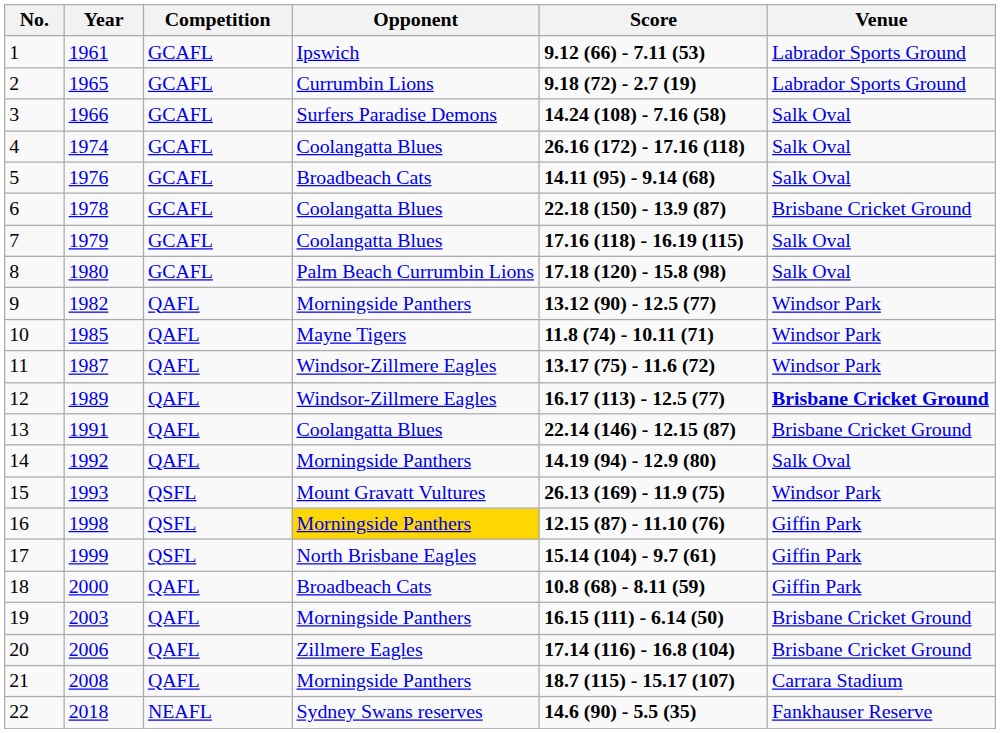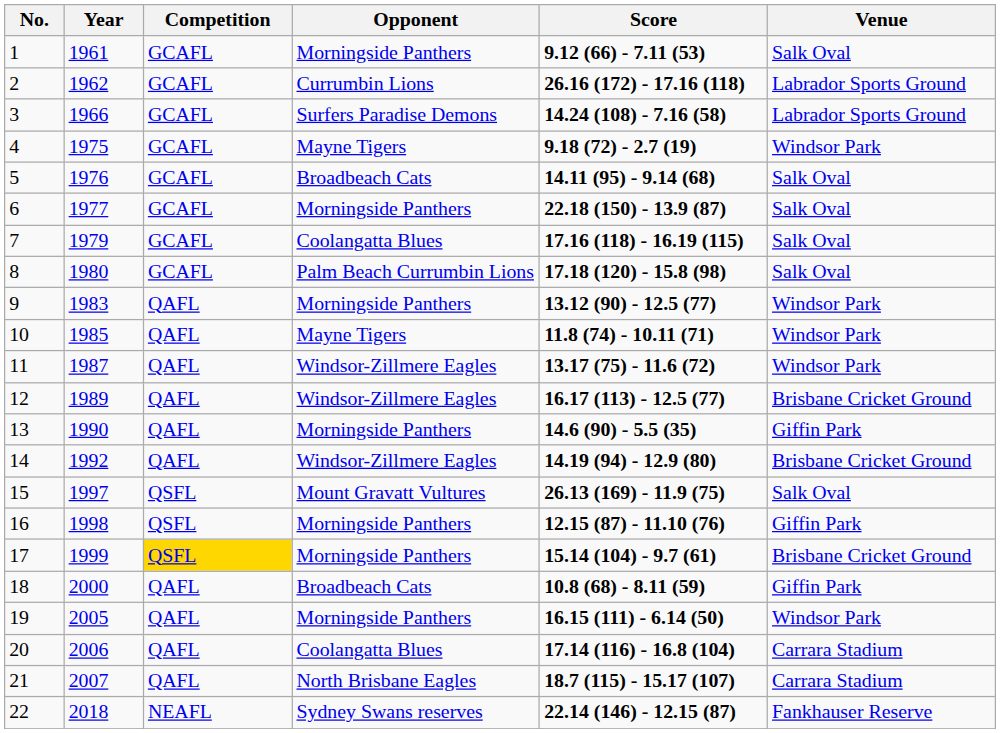(328, 51) Ipswich -> (384, 51) Morningside Panthers
(869, 51) Labrador Sports Ground -> (811, 51) Salk Oval
(88, 83) 1965 -> (88, 83) 1962
(620, 83) 9.18 (72) - 2.7 (19) -> (644, 83) 26.16 (172) - 17.16 (118)
(811, 114) Salk Oval -> (869, 114) Labrador Sports Ground
(88, 146) 1974 -> (88, 146) 1975
(369, 146) Coolangatta Blues -> (351, 146) Mayne Tigers
(644, 146) 26.16 (172) - 17.16 (118) -> (620, 146) 9.18 (72) - 2.7 (19)
(811, 146) Salk Oval -> (826, 146) Windsor Park
(88, 209) 1978 -> (88, 209) 1977
(369, 209) Coolangatta Blues -> (384, 209) Morningside Panthers
(872, 209) Brisbane Cricket Ground -> (811, 209) Salk Oval
(88, 303) 1982 -> (88, 303) 1983
(880, 397) bold -> (872, 397) normal
(88, 429) 1991 -> (88, 429) 1990
(369, 429) Coolangatta Blues -> (384, 429) Morningside Panthers
(640, 429) 22.14 (146) - 12.15 (87) -> (620, 429) 14.6 (90) - 5.5 (35)
(872, 429) Brisbane Cricket Ground -> (817, 429) Giffin Park
(384, 460) Morningside Panthers -> (396, 460) Windsor-Zillmere Eagles
(811, 460) Salk Oval -> (872, 460) Brisbane Cricket Ground
(88, 492) 1993 -> (88, 492) 1997
(826, 492) Windsor Park -> (811, 492) Salk Oval
(384, 523) gold background -> (384, 523) no background
(172, 555) no background -> (172, 555) gold background
(386, 555) North Brisbane Eagles -> (384, 555) Morningside Panthers
(817, 555) Giffin Park -> (872, 555) Brisbane Cricket Ground
(88, 618) 2003 -> (88, 618) 2005
(872, 618) Brisbane Cricket Ground -> (826, 618) Windsor Park
(360, 649) Zillmere Eagles -> (369, 649) Coolangatta Blues
(872, 649) Brisbane Cricket Ground -> (837, 649) Carrara Stadium
(88, 680) 2008 -> (88, 680) 2007
(384, 680) Morningside Panthers -> (386, 680) North Brisbane Eagles
(620, 712) 14.6 (90) - 5.5 (35) -> (640, 712) 22.14 (146) - 12.15 (87)
